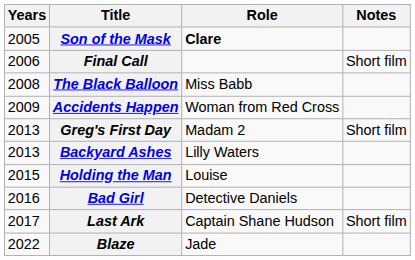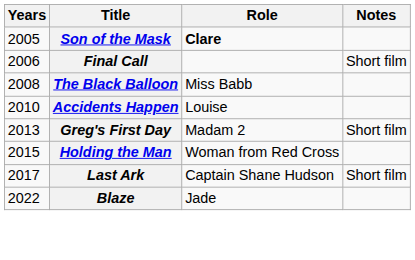(24, 107) 2009 -> (24, 107) 2010
(262, 107) Woman from Red Cross -> (206, 107) Louise
- row: (116, 152)
(206, 175) Louise -> (262, 152) Woman from Red Cross
- row: (116, 198)
